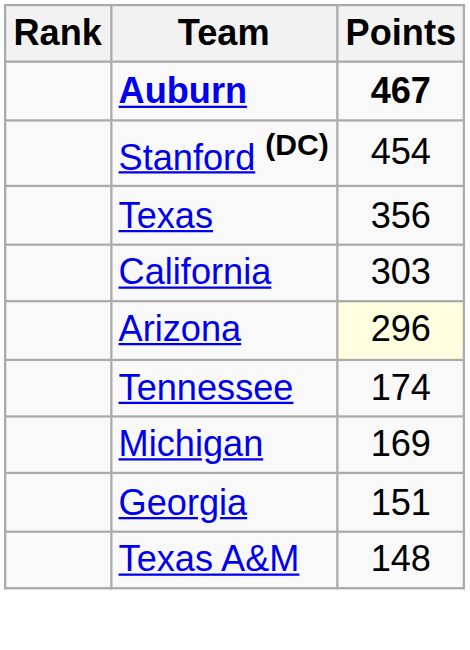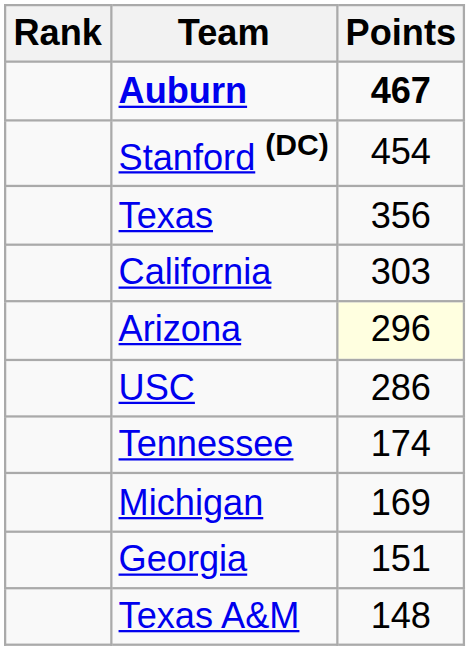+ row: (157, 387)
